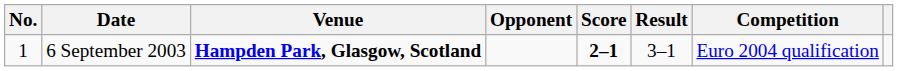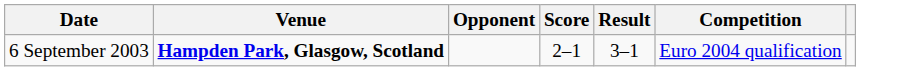- column: (23, 19)
(604, 50) bold -> (567, 50) normal
